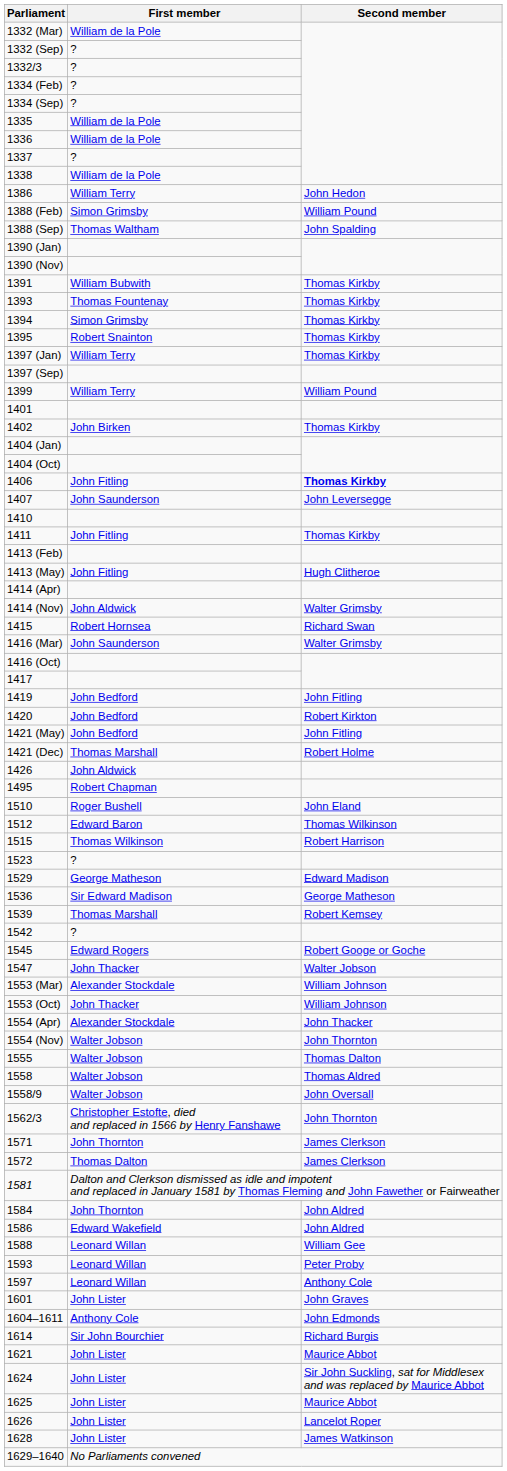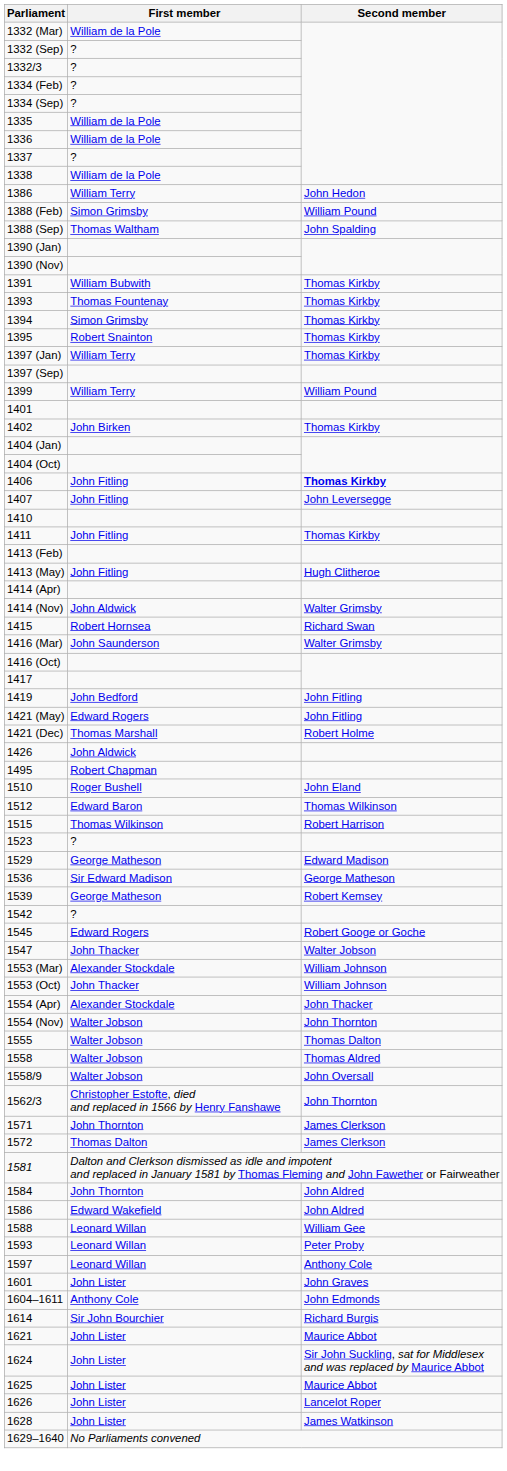(115, 499) John Saunderson -> (99, 499) John Fitling
- row: (20, 716)
(104, 734) John Bedford -> (109, 716) Edward Rogers
(114, 914) Thomas Marshall -> (116, 896) George Matheson
